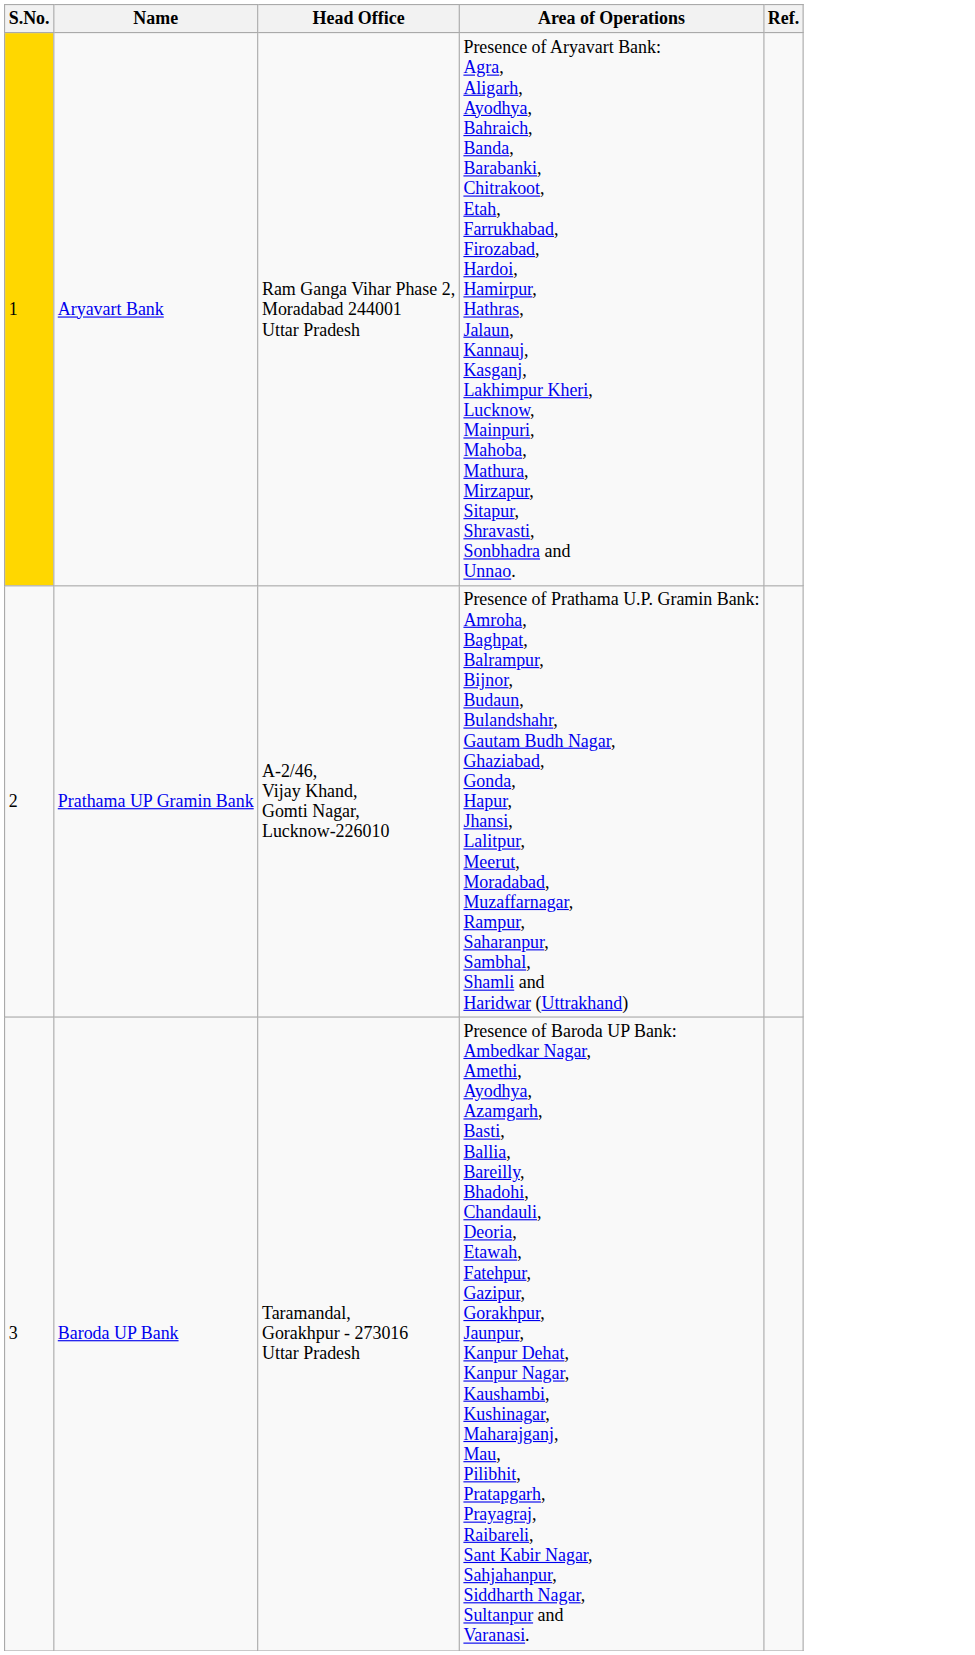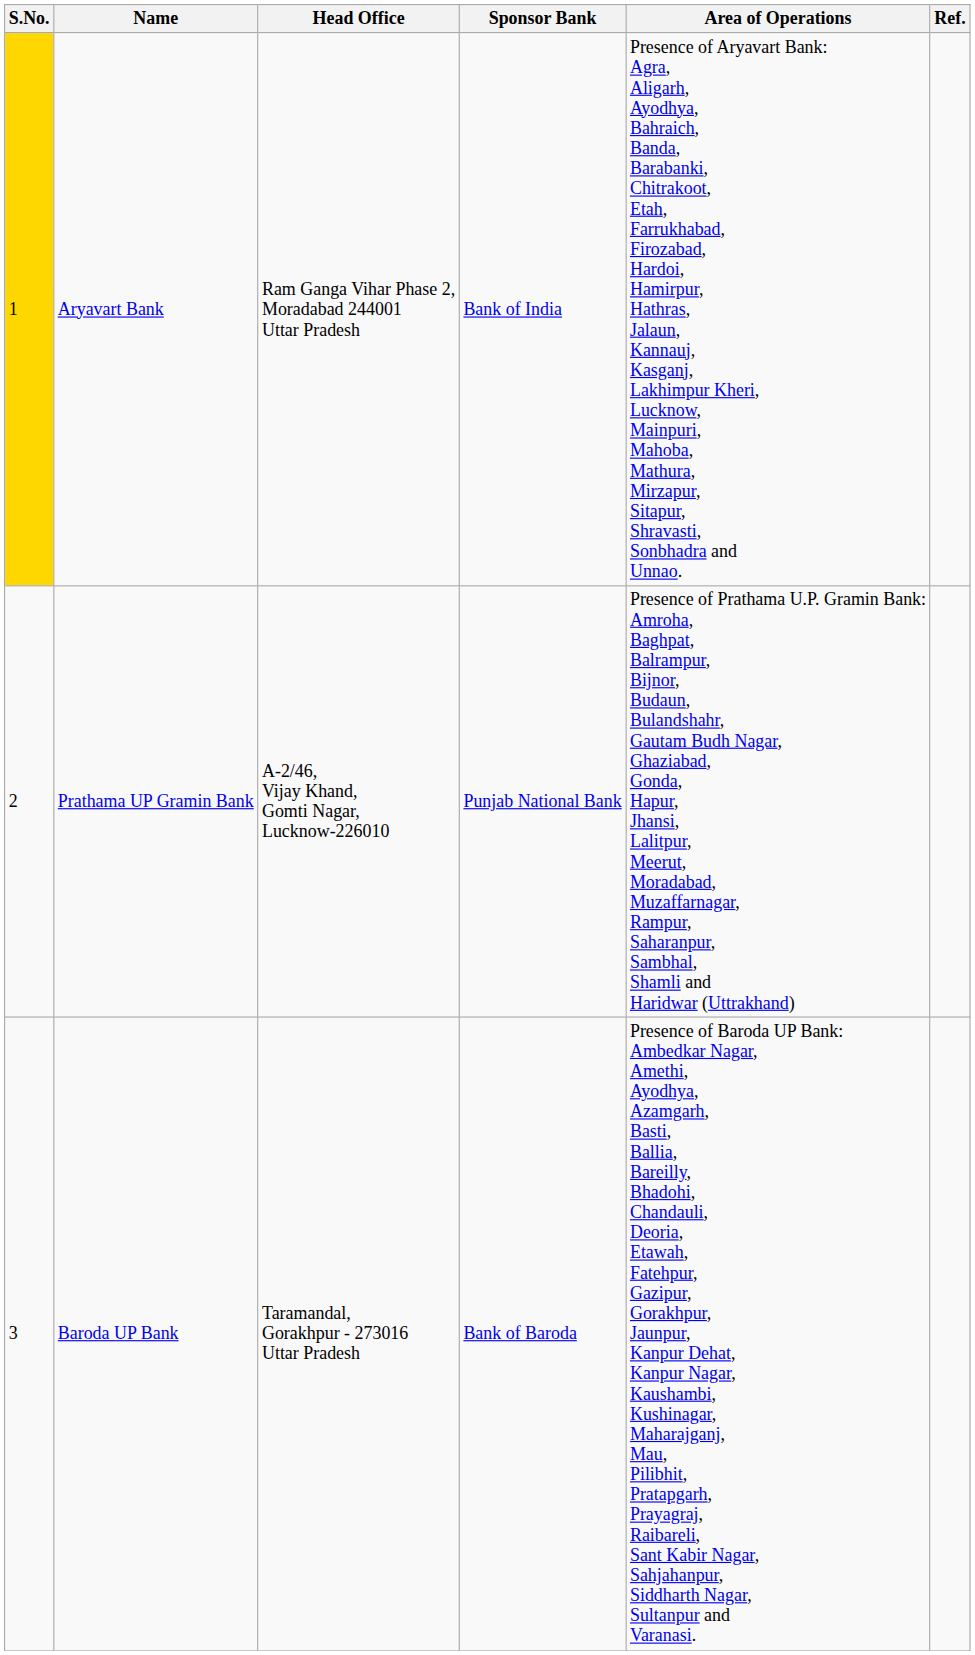+ column: (543, 18)
